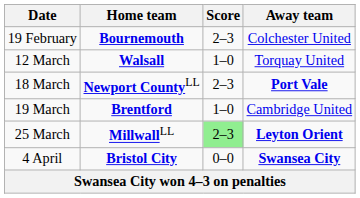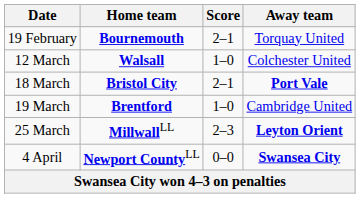(223, 38) 2–3 -> (223, 38) 2–1
(299, 38) Colchester United -> (299, 38) Torquay United
(299, 60) Torquay United -> (299, 60) Colchester United
(142, 85) Newport CountyLL -> (142, 83) Bristol City
(223, 85) 2–3 -> (223, 83) 2–1
(223, 134) lightgreen background -> (223, 130) no background
(142, 158) Bristol City -> (142, 157) Newport CountyLL
